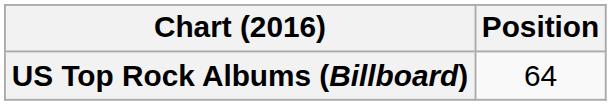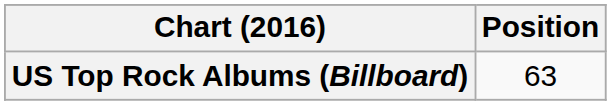(541, 75) 64 -> (541, 75) 63
